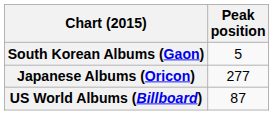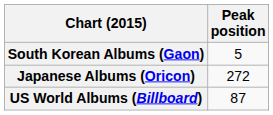(238, 76) 277 -> (238, 76) 272
